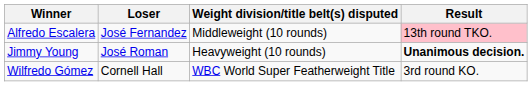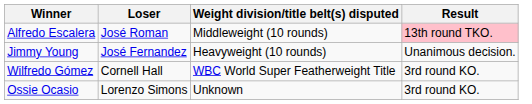(144, 33) José Fernandez -> (134, 33) José Roman
(134, 52) José Roman -> (144, 52) José Fernandez
(464, 52) bold -> (460, 52) normal
+ row: (43, 90)
